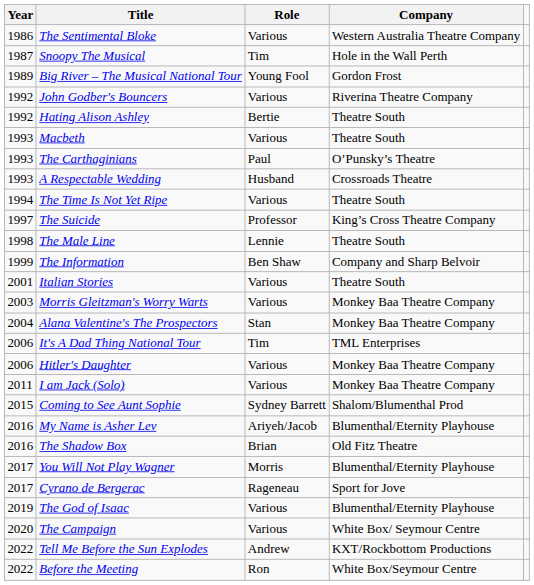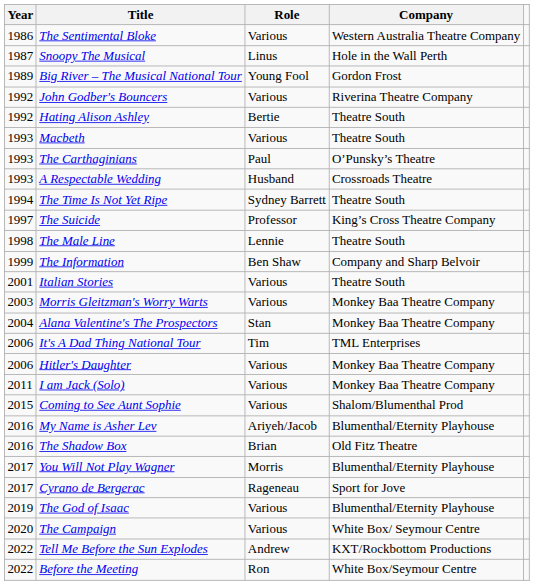(258, 55) Tim -> (263, 55) Linus
(268, 199) Various -> (287, 199) Sydney Barrett
(287, 405) Sydney Barrett -> (268, 405) Various
